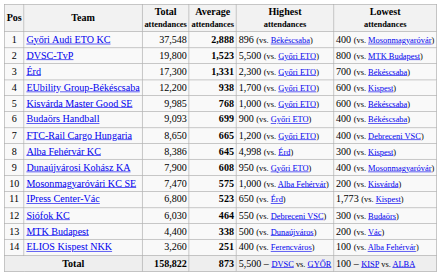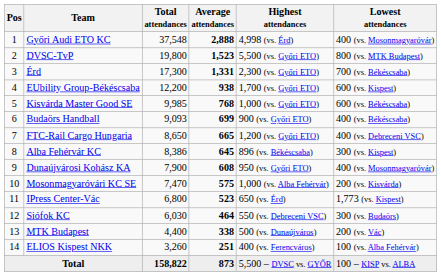(276, 39) 896 (vs. Békéscsaba) -> (266, 39) 4,998 (vs. Érd)
(266, 151) 4,998 (vs. Érd) -> (276, 151) 896 (vs. Békéscsaba)
